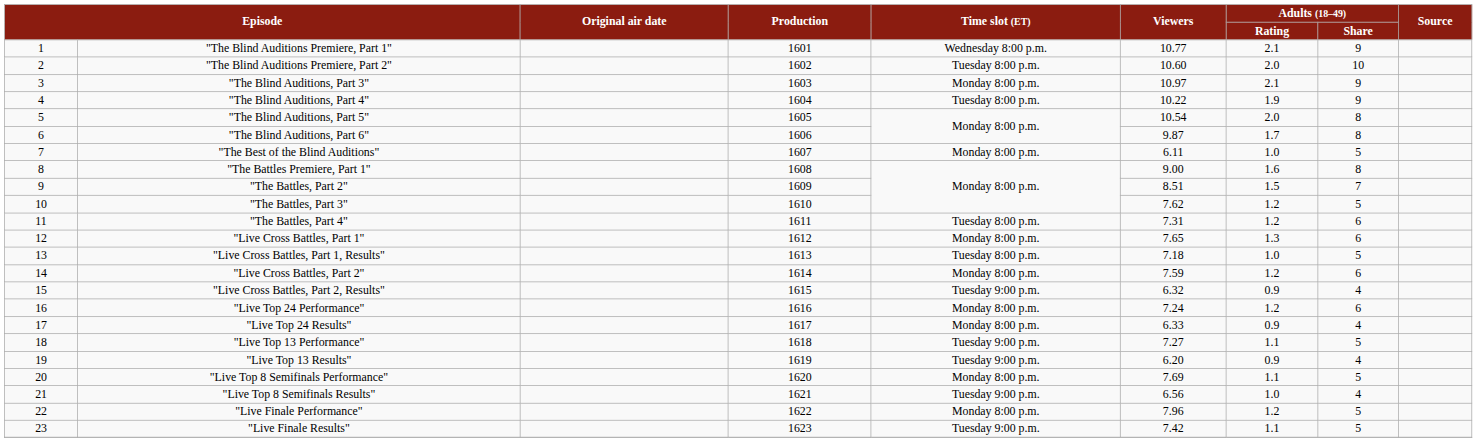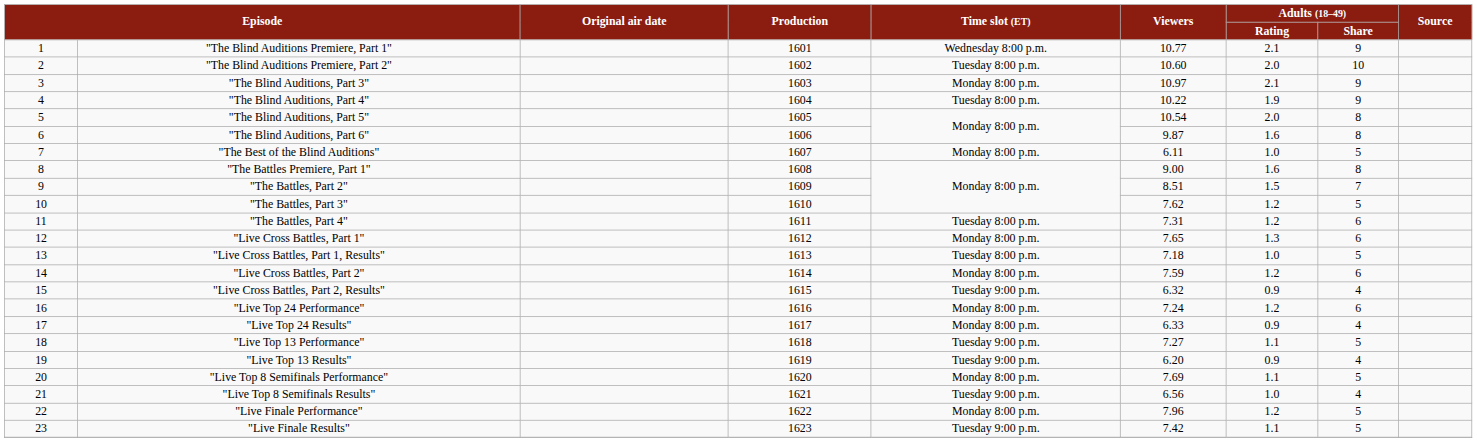(1272, 134) 1.7 -> (1272, 134) 1.6
